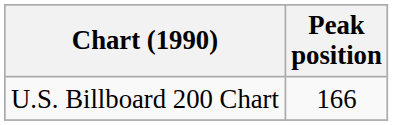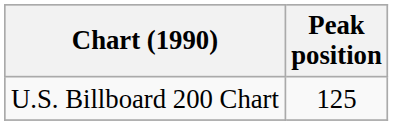(337, 98) 166 -> (337, 98) 125
